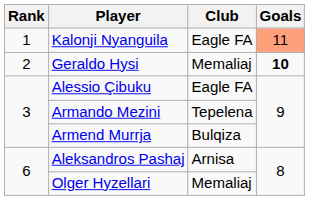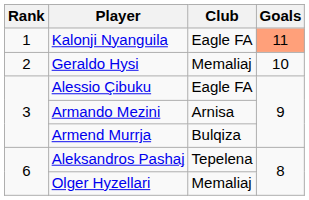(280, 64) bold -> (280, 64) normal
(222, 111) Tepelena -> (213, 111) Arnisa
(213, 159) Arnisa -> (222, 159) Tepelena
